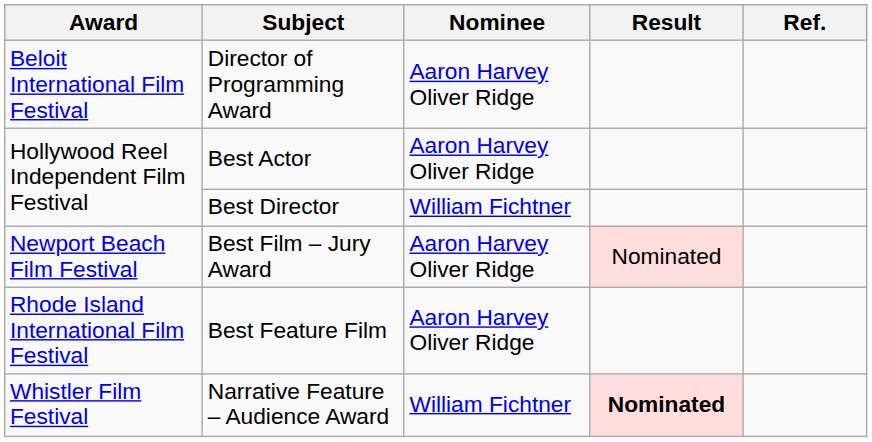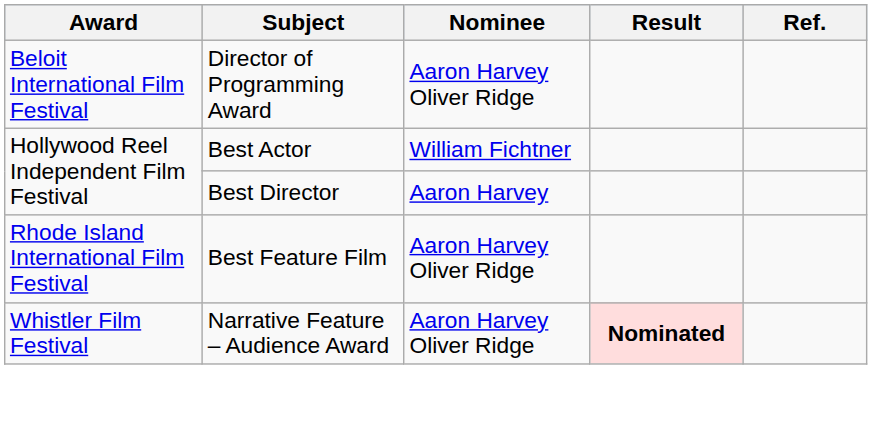(479, 158) Aaron Harvey Oliver Ridge -> (490, 149) William Fichtner
(490, 207) William Fichtner -> (479, 193) Aaron Harvey
- row: (289, 256)
(490, 404) William Fichtner -> (479, 332) Aaron Harvey Oliver Ridge
